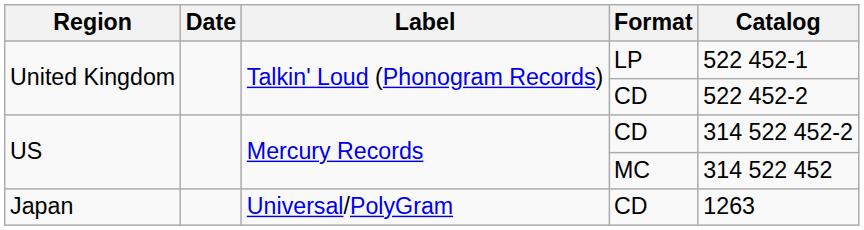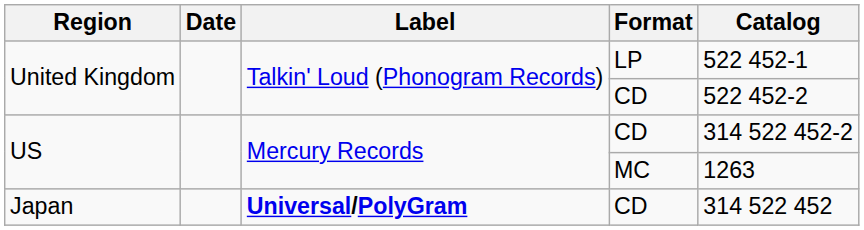(768, 170) 314 522 452 -> (729, 170) 1263
(350, 206) normal -> (357, 206) bold
(729, 206) 1263 -> (768, 206) 314 522 452
